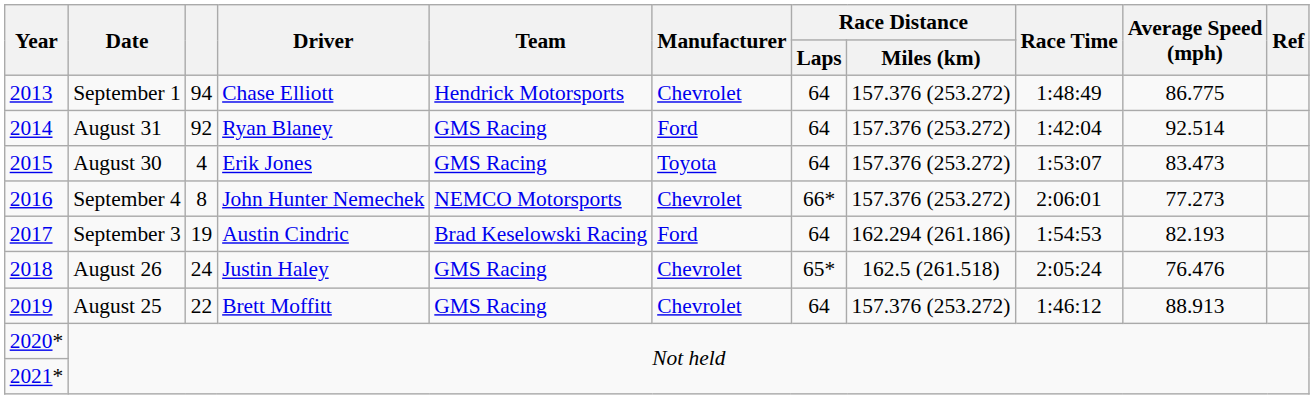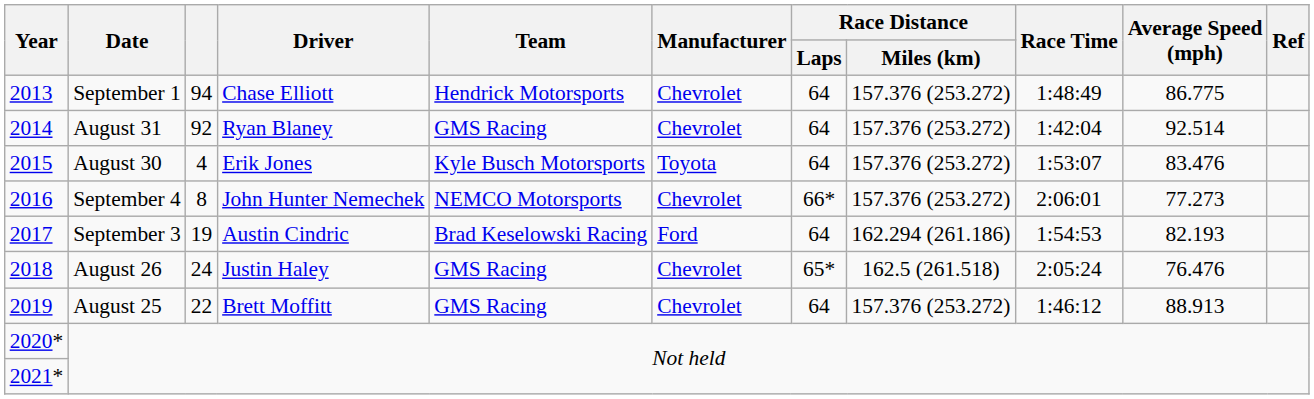(677, 128) Ford -> (699, 128) Chevrolet
(491, 163) GMS Racing -> (540, 163) Kyle Busch Motorsports
(1195, 163) 83.473 -> (1195, 163) 83.476
